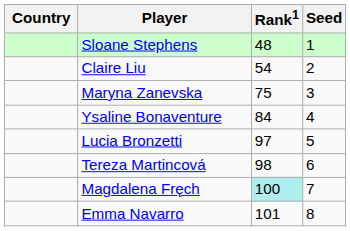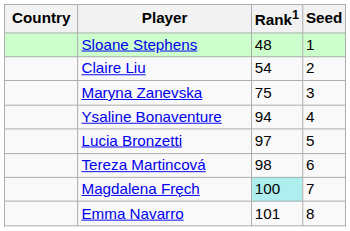(263, 117) 84 -> (263, 117) 94
